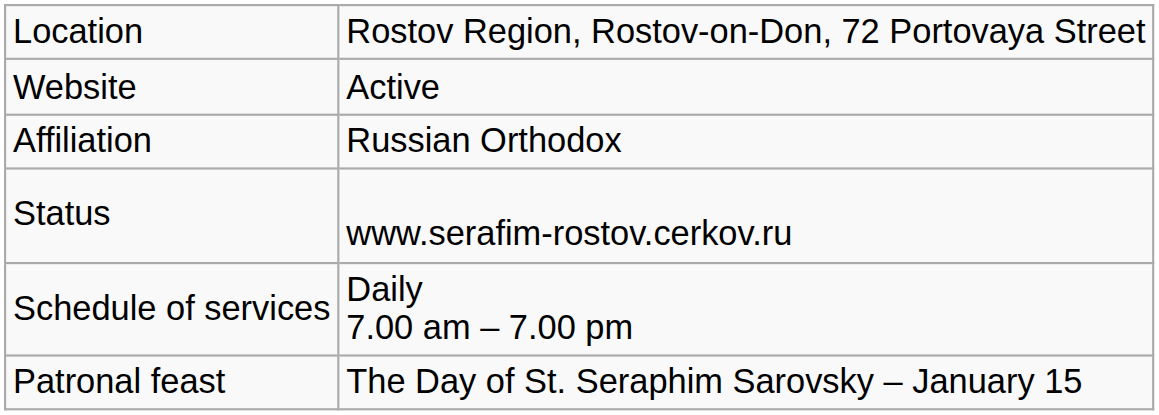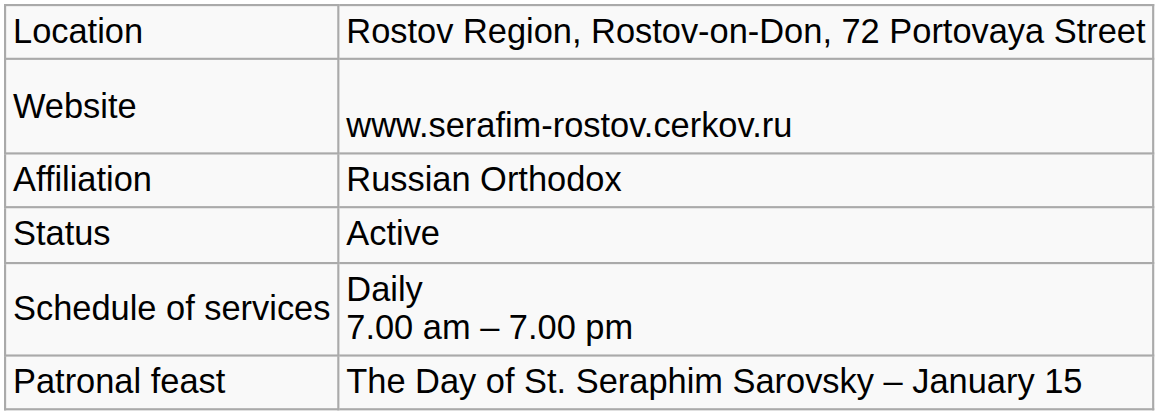(393, 86) Active -> (569, 125) www.serafim-rostov.cerkov.ru
(569, 234) www.serafim-rostov.cerkov.ru -> (393, 234) Active
